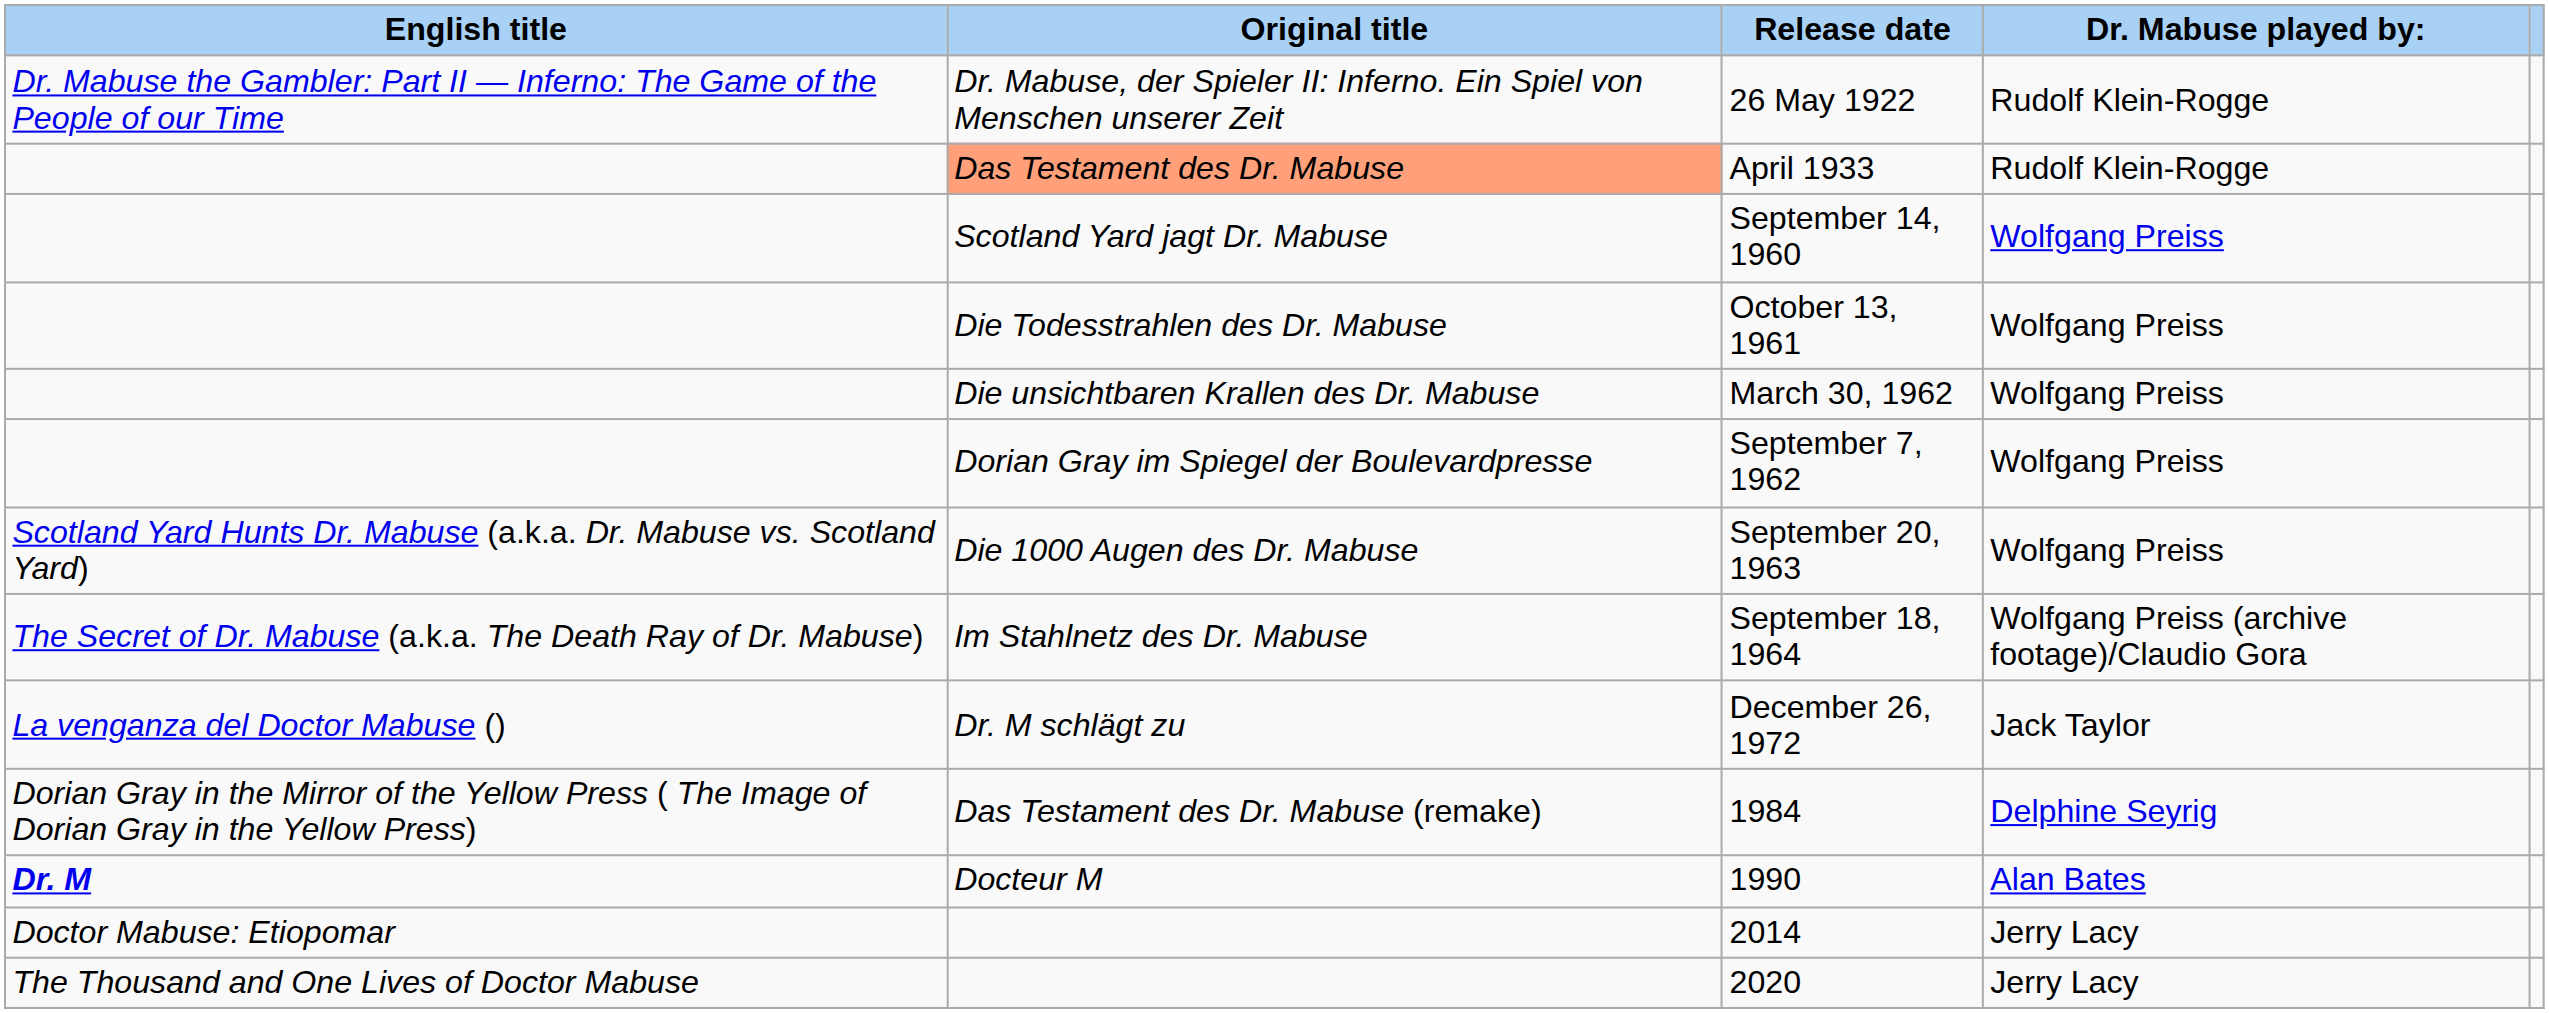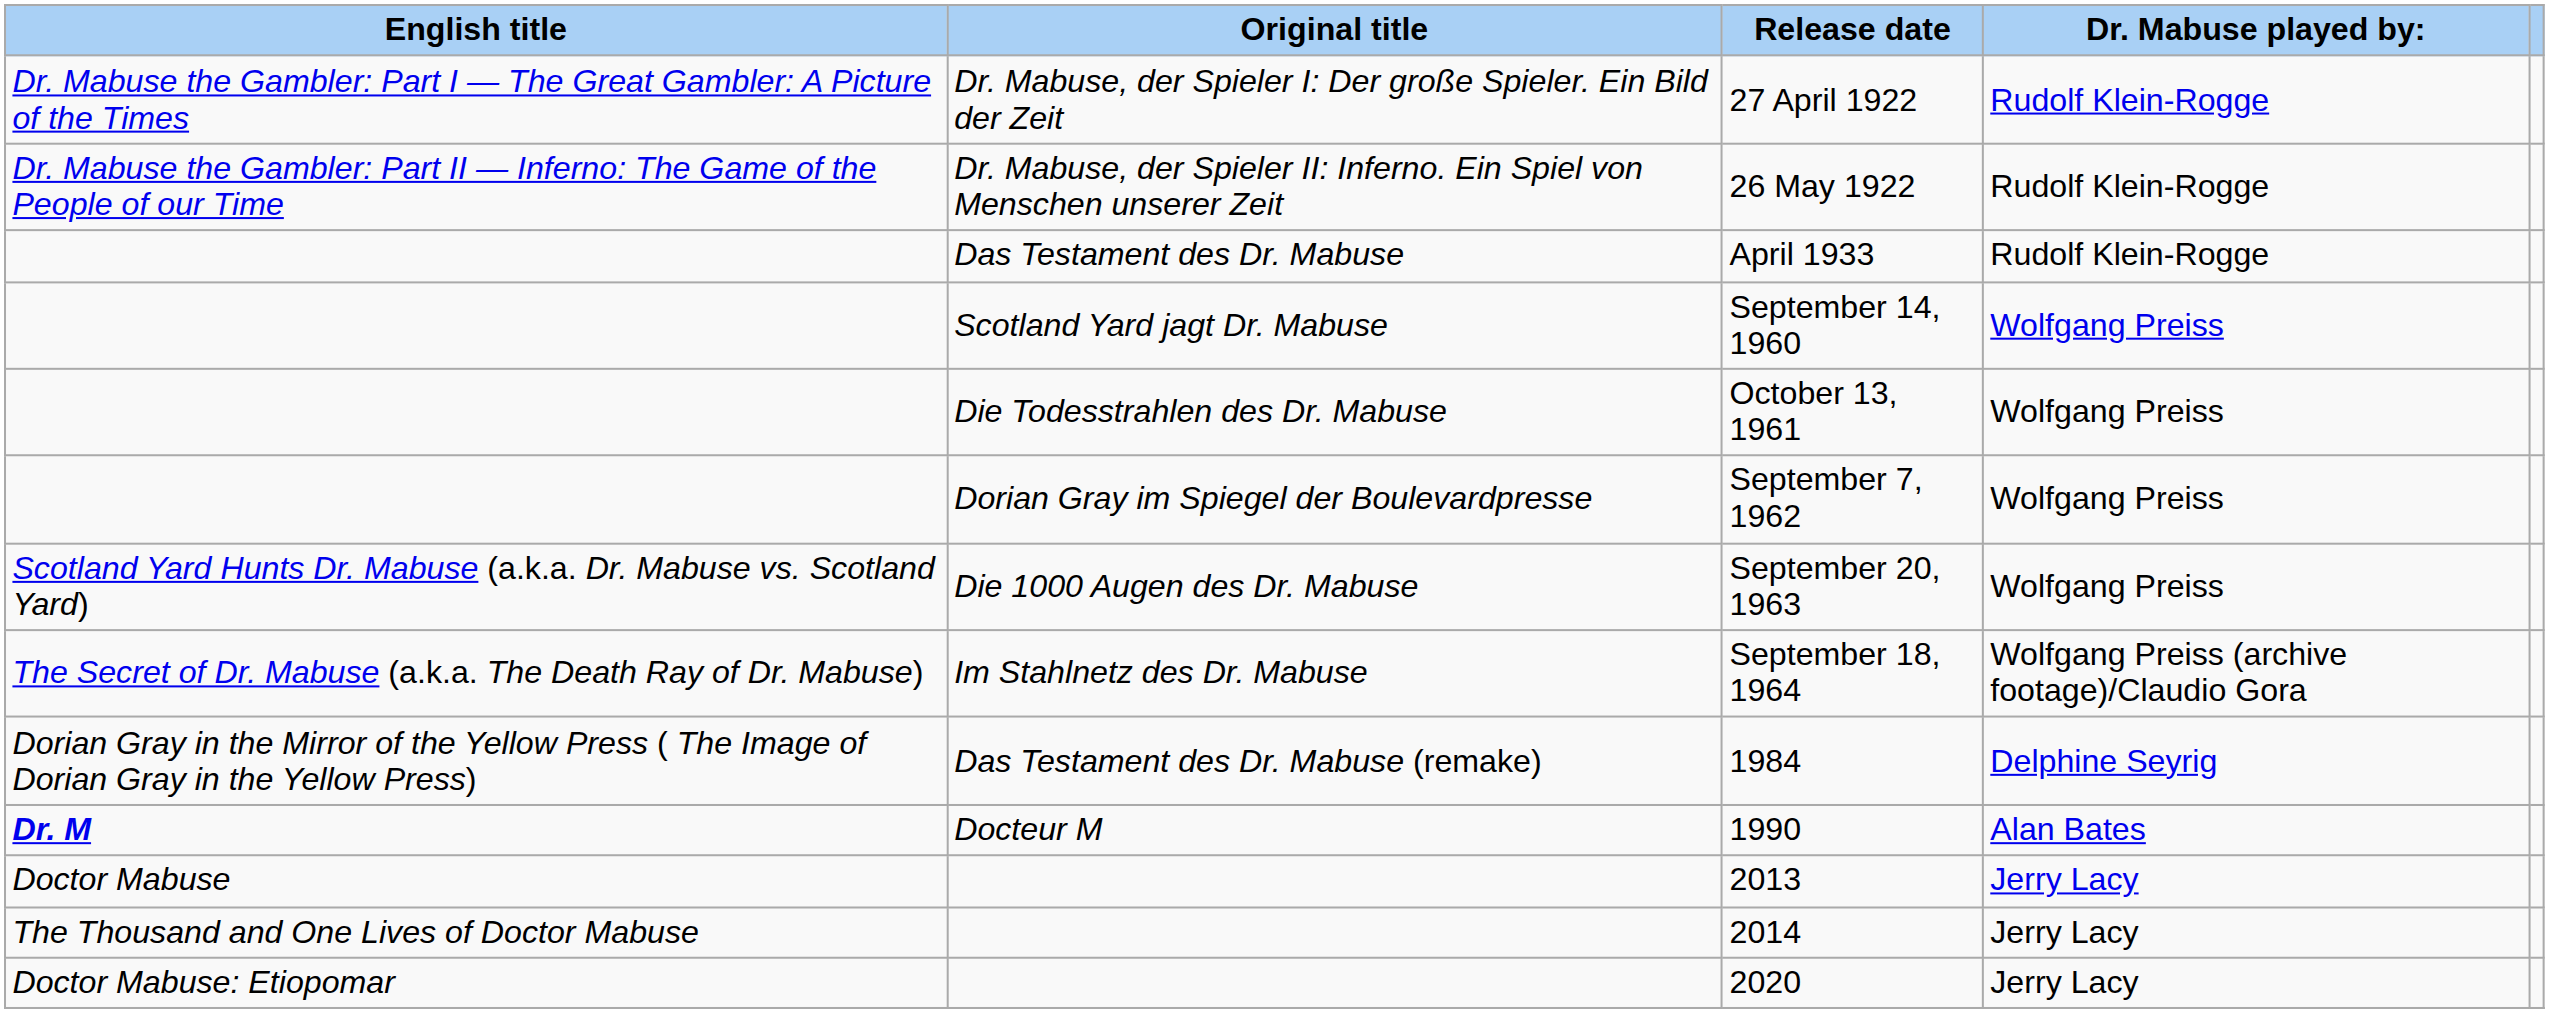+ row: (1823, 99)
(1179, 168) lightsalmon background -> (1179, 255) no background
- row: (1841, 393)
- row: (1830, 724)
+ row: (1765, 880)
(204, 931) Doctor Mabuse: Etiopomar -> (356, 931) The Thousand and One Lives of Doctor Mabuse
(356, 982) The Thousand and One Lives of Doctor Mabuse -> (204, 982) Doctor Mabuse: Etiopomar
